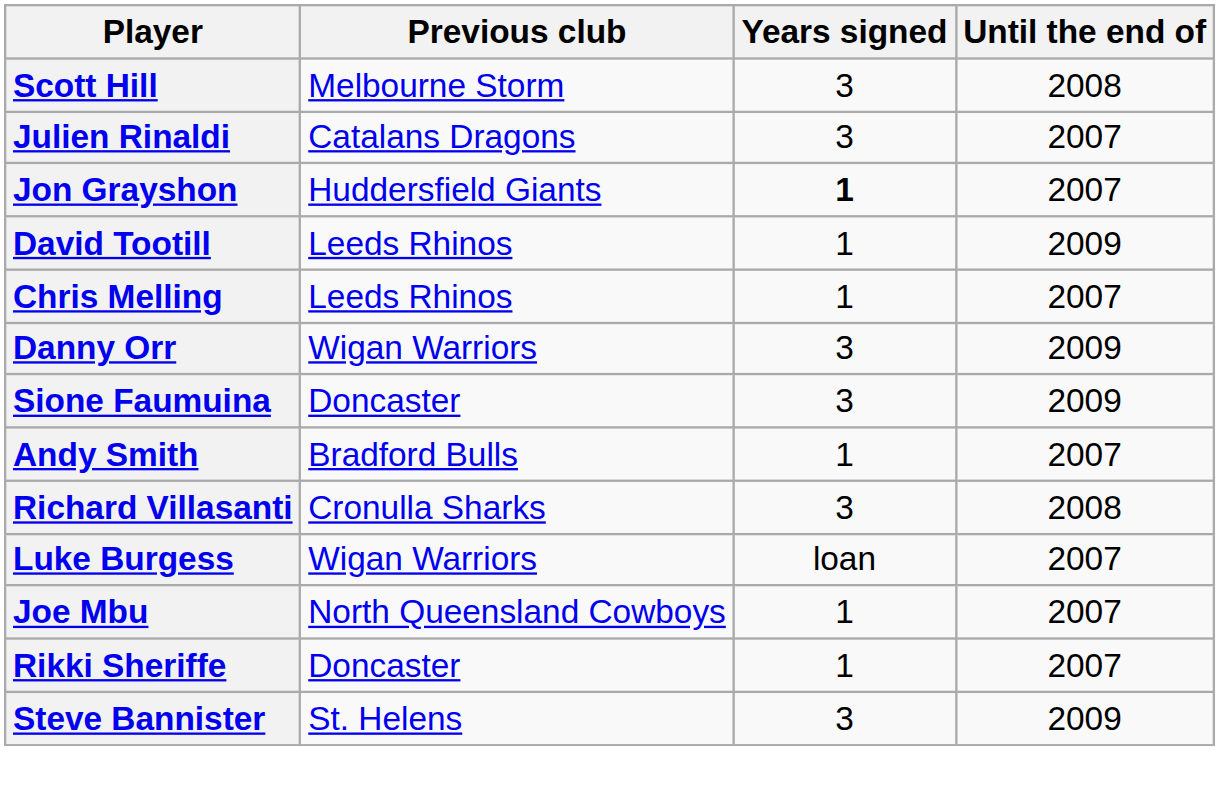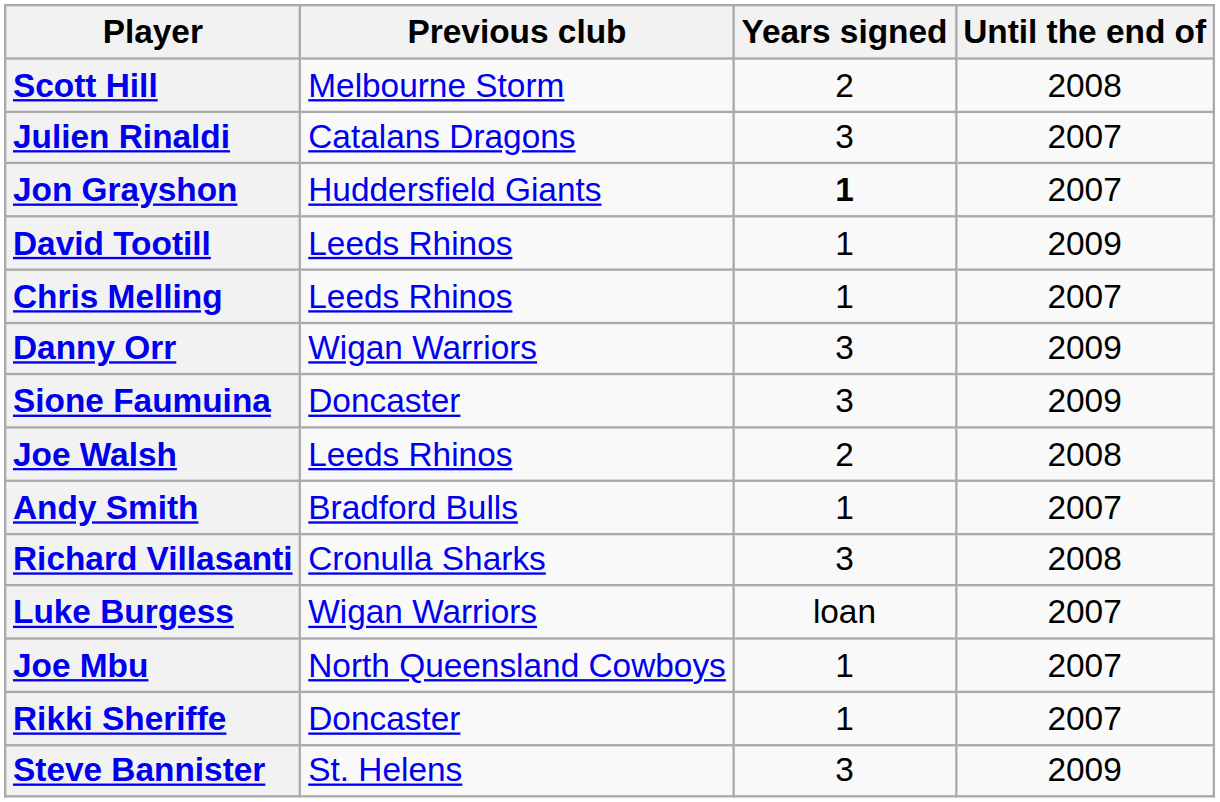(844, 85) 3 -> (844, 85) 2
+ row: (95, 454)
